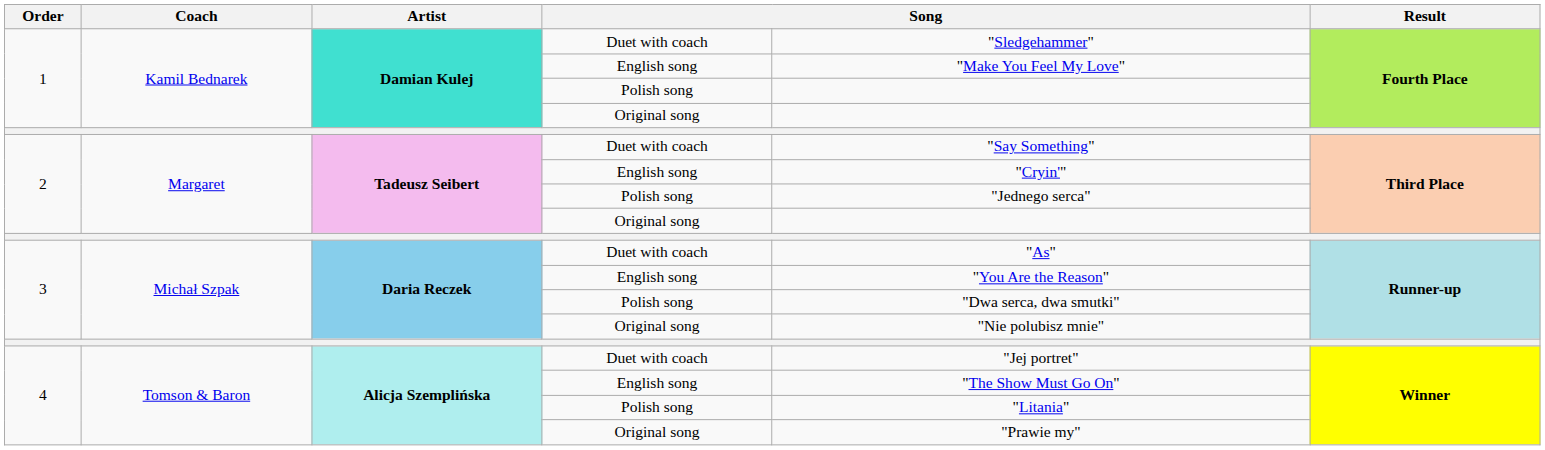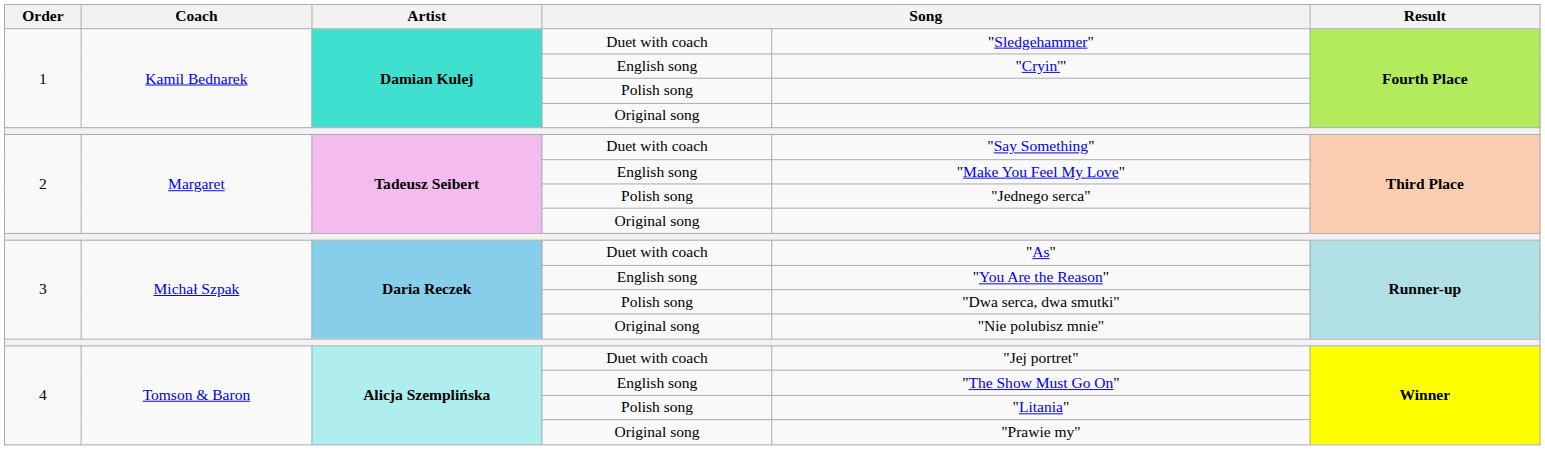(1041, 66) "Make You Feel My Love" -> (1041, 66) "Cryin'"
(1041, 171) "Cryin'" -> (1041, 171) "Make You Feel My Love"
